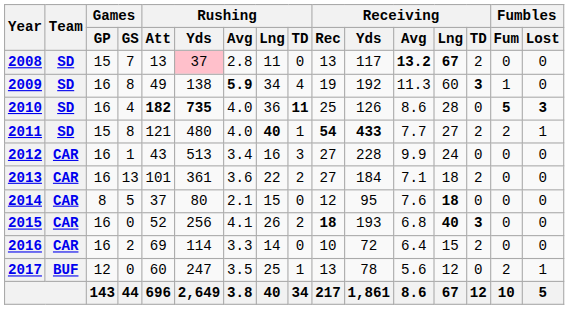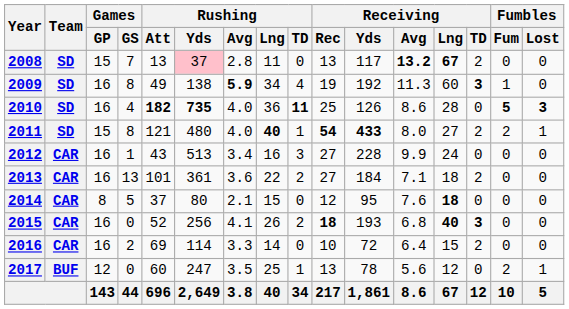(414, 132) 7.7 -> (414, 132) 8.0
